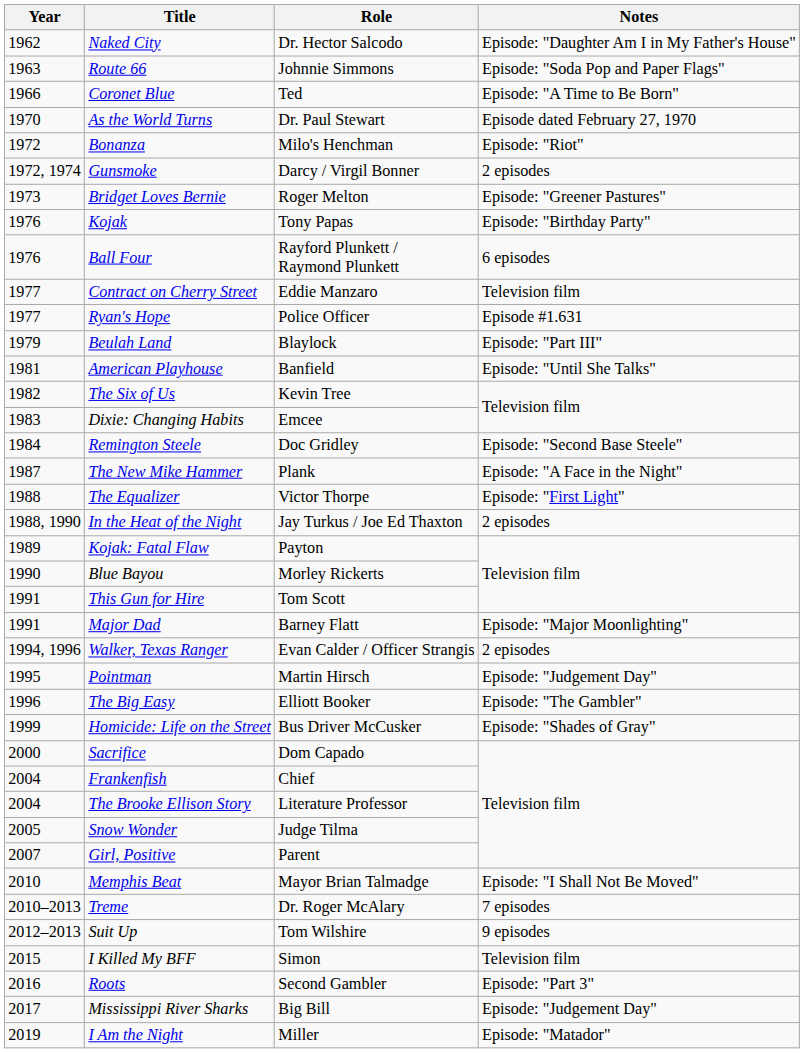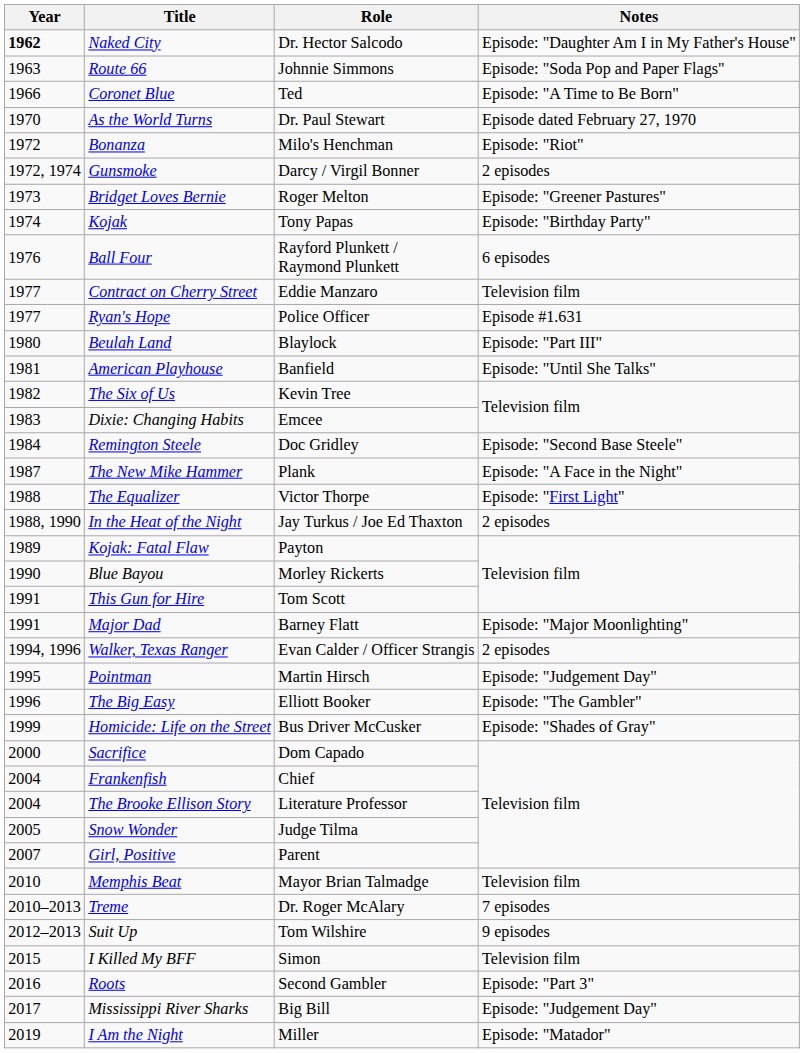(24, 42) normal -> (24, 42) bold
(24, 222) 1976 -> (24, 222) 1974
(24, 343) 1979 -> (24, 343) 1980
(590, 881) Episode: "I Shall Not Be Moved" -> (531, 881) Television film
